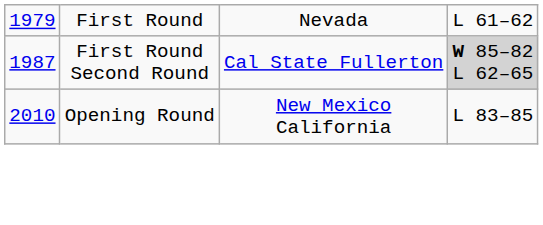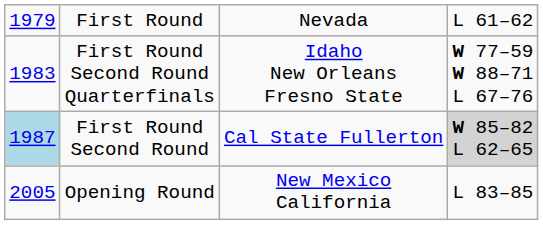+ row: (140, 74)
(32, 63) no background -> (32, 139) lightblue background
(32, 116) 2010 -> (32, 192) 2005
